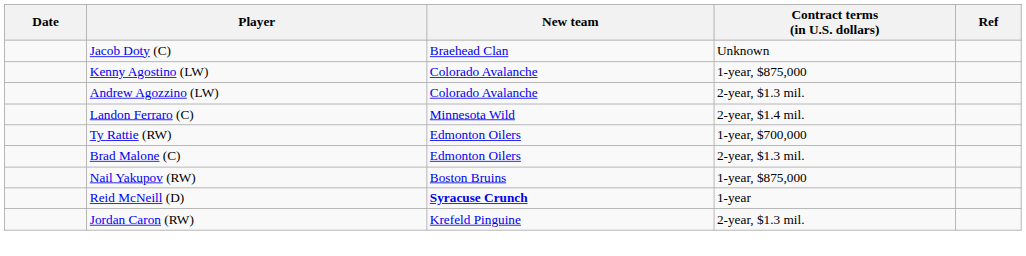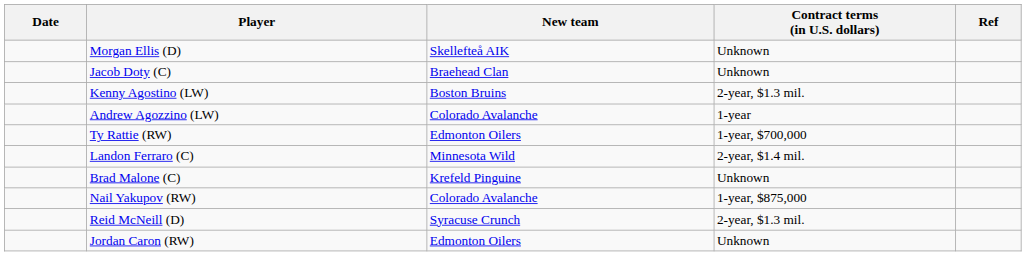+ row: (135, 51)
(484, 72) Colorado Avalanche -> (468, 93) Boston Bruins
(762, 72) 1-year, $875,000 -> (761, 93) 2-year, $1.3 mil.
(761, 93) 2-year, $1.3 mil. -> (734, 114) 1-year
rows swapped: (131, 135) <-> (142, 114)
(475, 156) Edmonton Oilers -> (475, 177) Krefeld Pinguine
(761, 156) 2-year, $1.3 mil. -> (743, 177) Unknown
(468, 177) Boston Bruins -> (484, 198) Colorado Avalanche
(479, 198) bold -> (475, 219) normal
(734, 198) 1-year -> (761, 219) 2-year, $1.3 mil.
(475, 219) Krefeld Pinguine -> (475, 240) Edmonton Oilers
(761, 219) 2-year, $1.3 mil. -> (743, 240) Unknown
